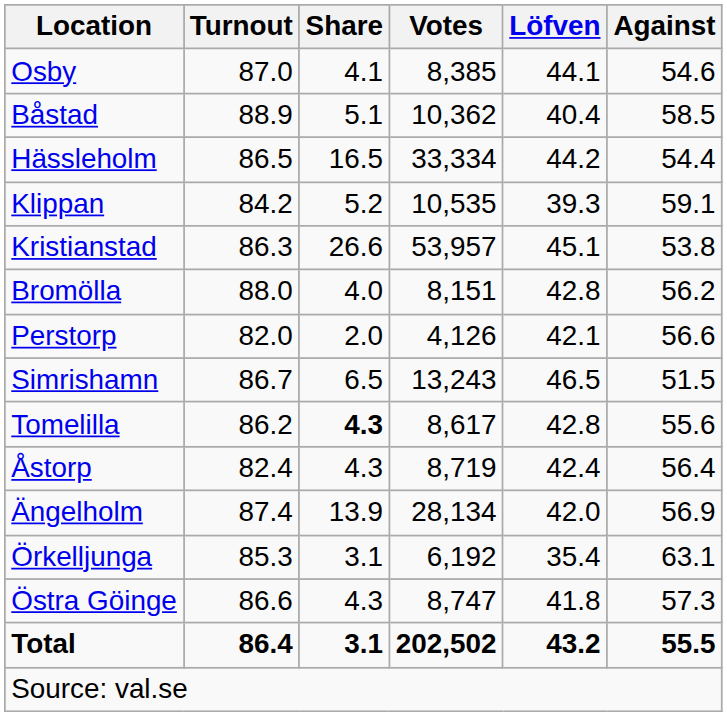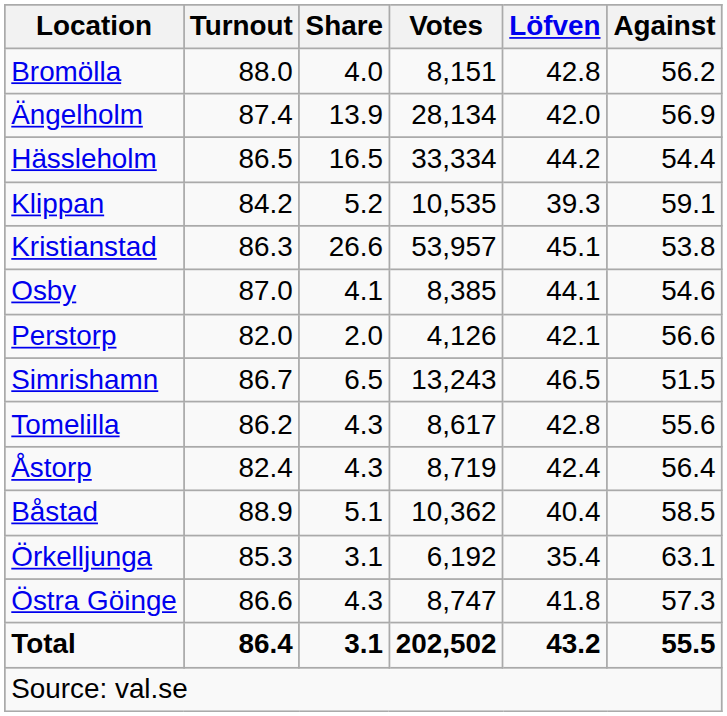rows swapped: (66, 291) <-> (44, 70)
rows swapped: (55, 114) <-> (77, 512)
(364, 423) bold -> (364, 423) normal
